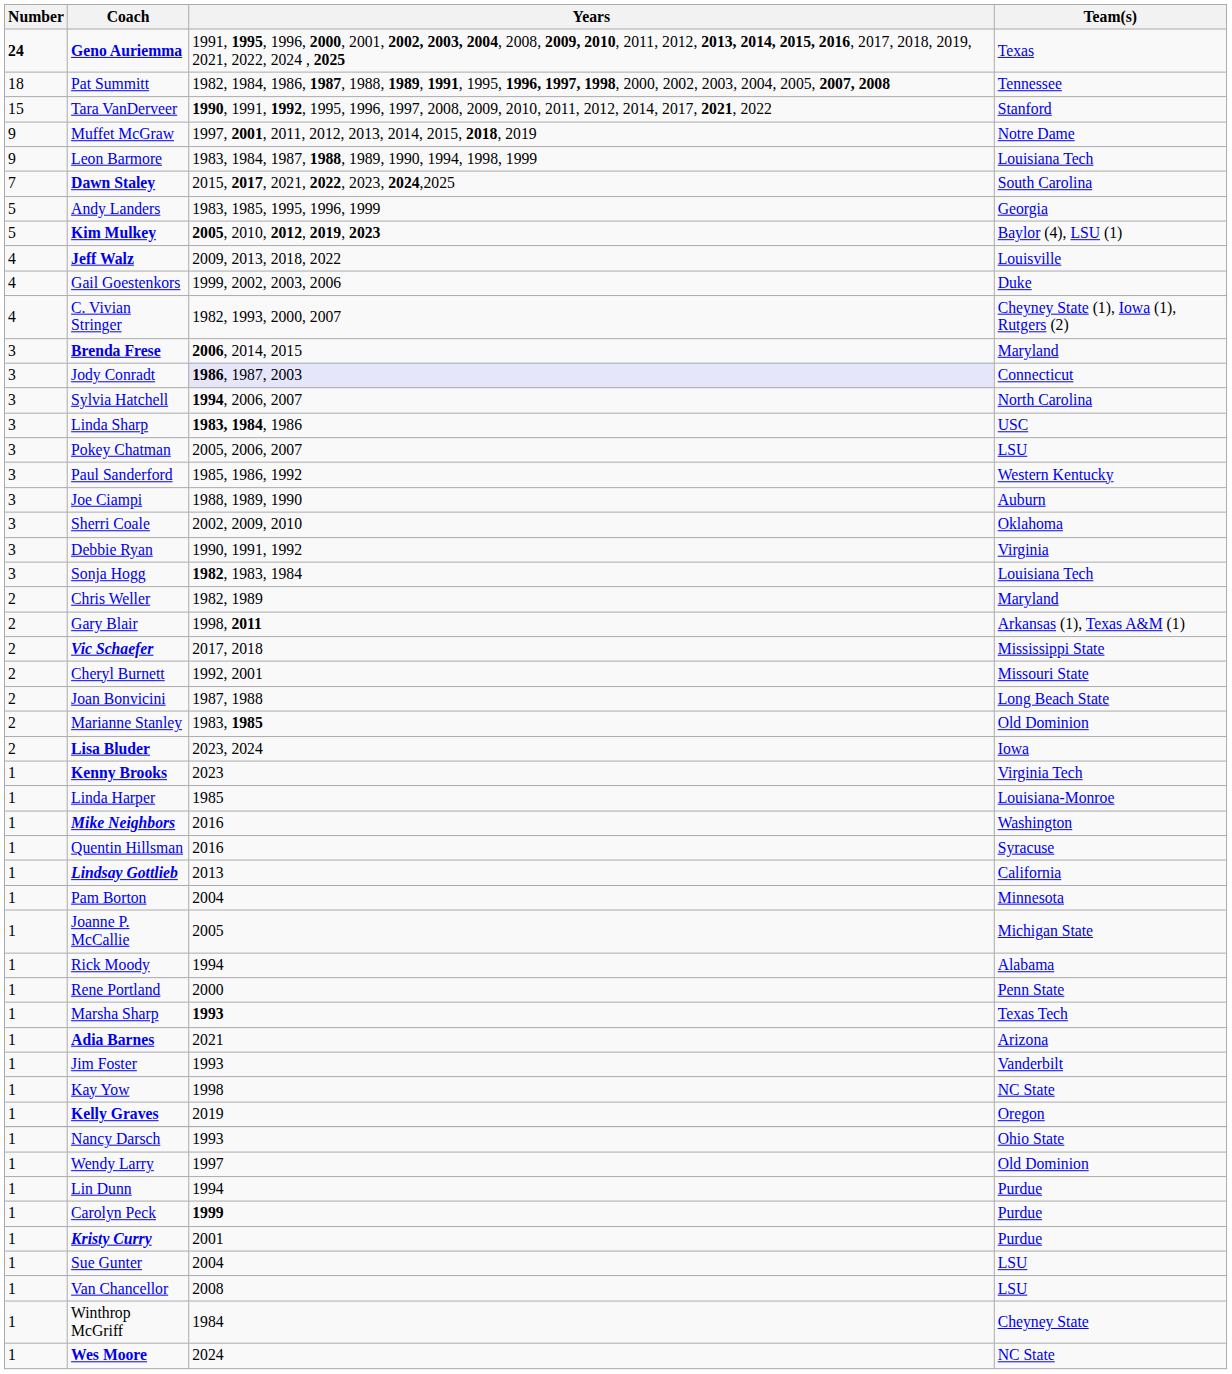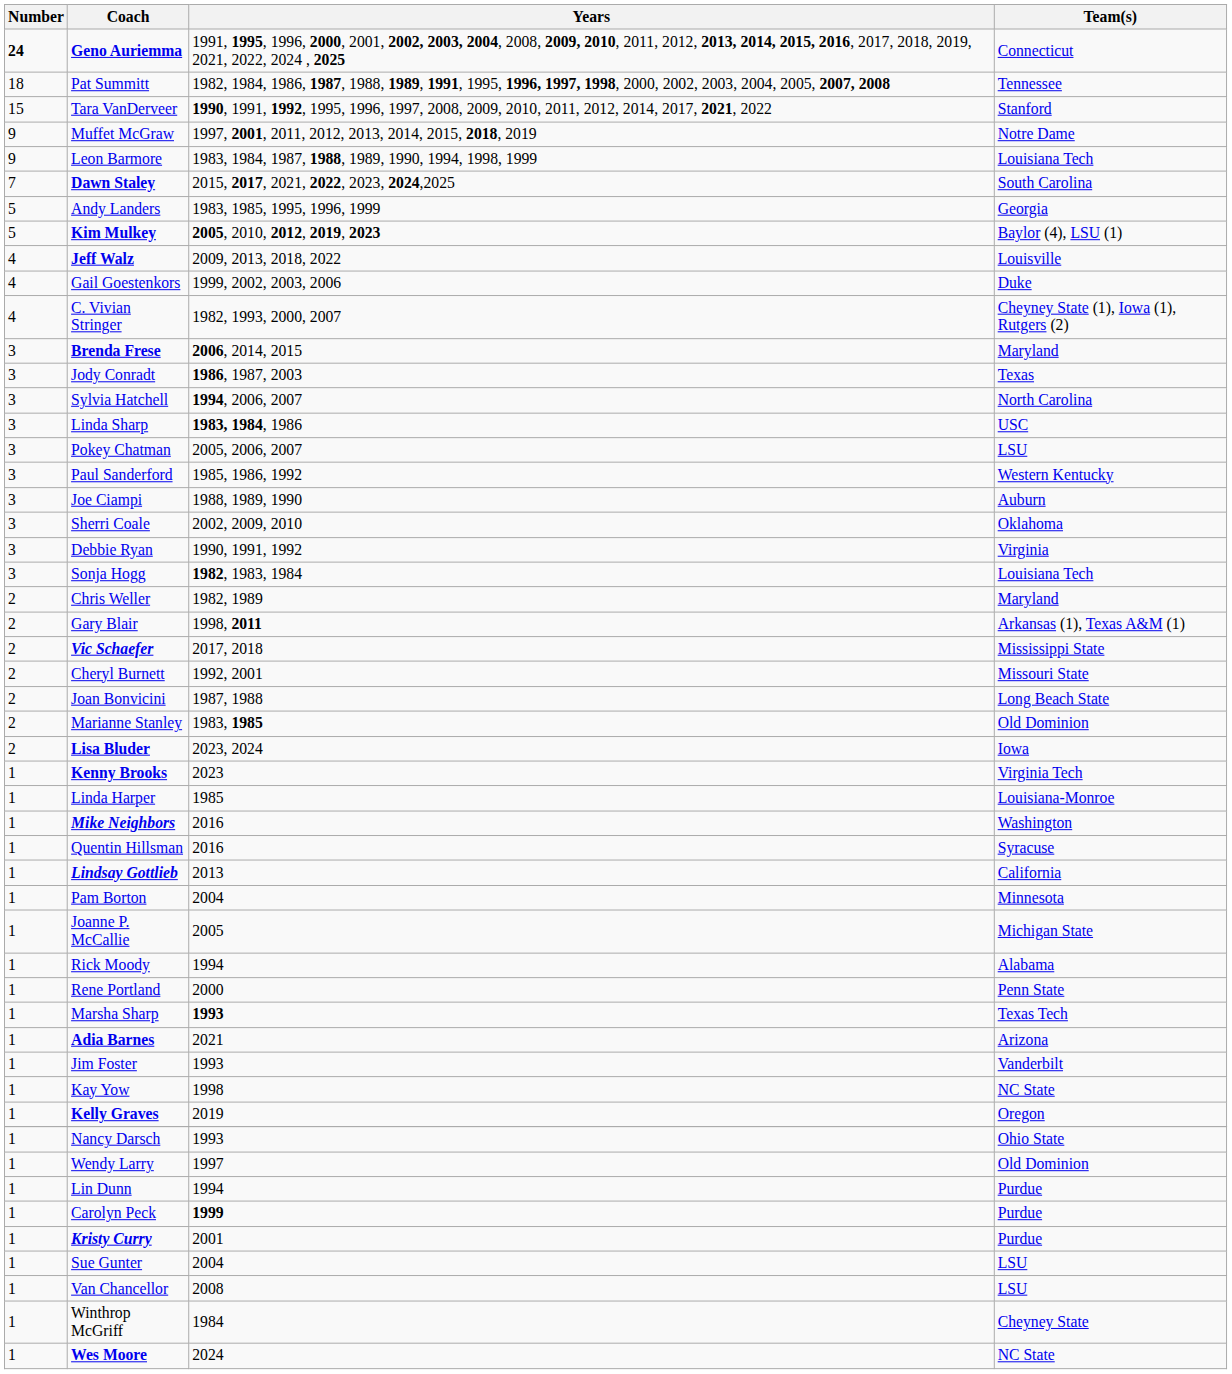(1016, 50) Texas -> (1036, 50) Connecticut
(247, 375) lavender background -> (247, 375) no background
(1036, 375) Connecticut -> (1016, 375) Texas
